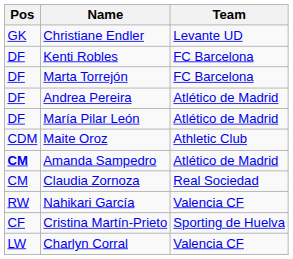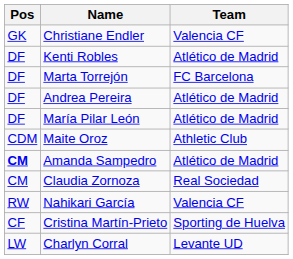(208, 35) Levante UD -> (209, 35) Valencia CF
(213, 56) FC Barcelona -> (226, 56) Atlético de Madrid
(209, 243) Valencia CF -> (208, 243) Levante UD
